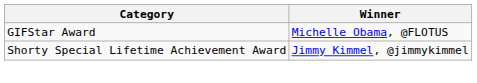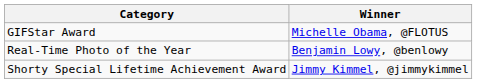+ row: (99, 51)
